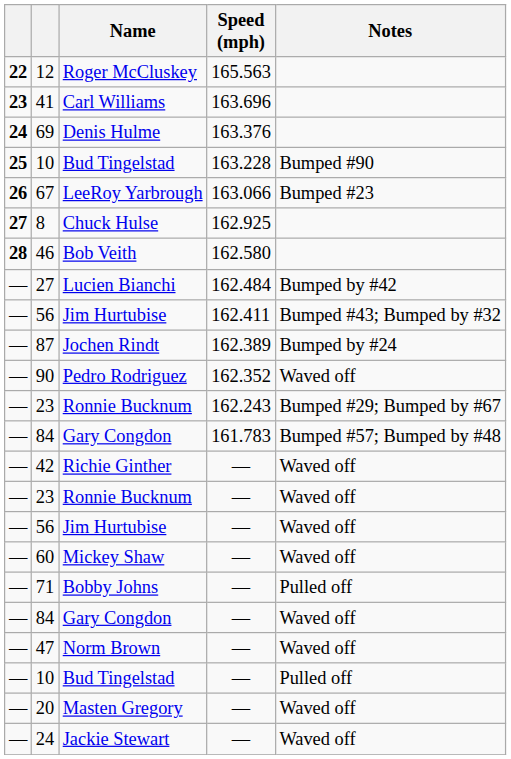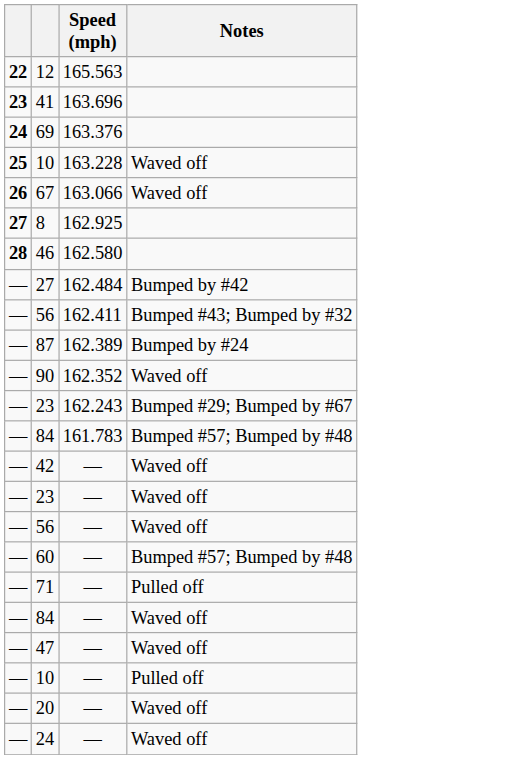- column: (133, 30)
(327, 162) Bumped #90 -> (169, 162) Waved off
(327, 193) Bumped #23 -> (169, 193) Waved off
(318, 557) Waved off -> (242, 557) Bumped #57; Bumped by #48
